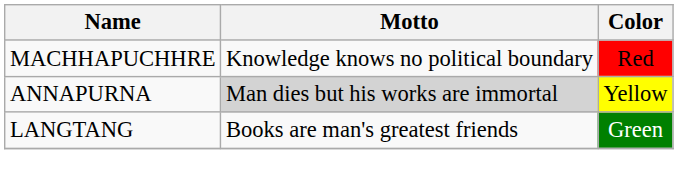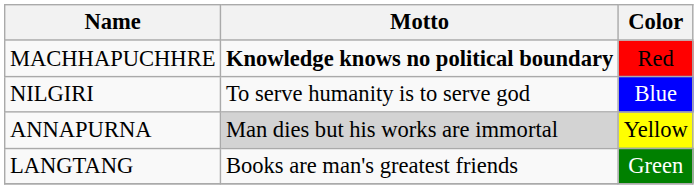(409, 58) normal -> (420, 58) bold
+ row: (52, 93)
